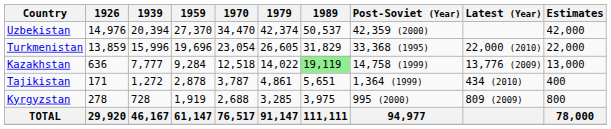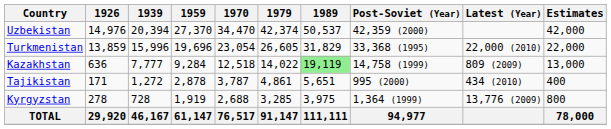(503, 64) 13,776 (2009) -> (494, 64) 809 (2009)
(388, 82) 1,364 (1999) -> (381, 82) 995 (2000)
(381, 99) 995 (2000) -> (388, 99) 1,364 (1999)
(494, 99) 809 (2009) -> (503, 99) 13,776 (2009)
